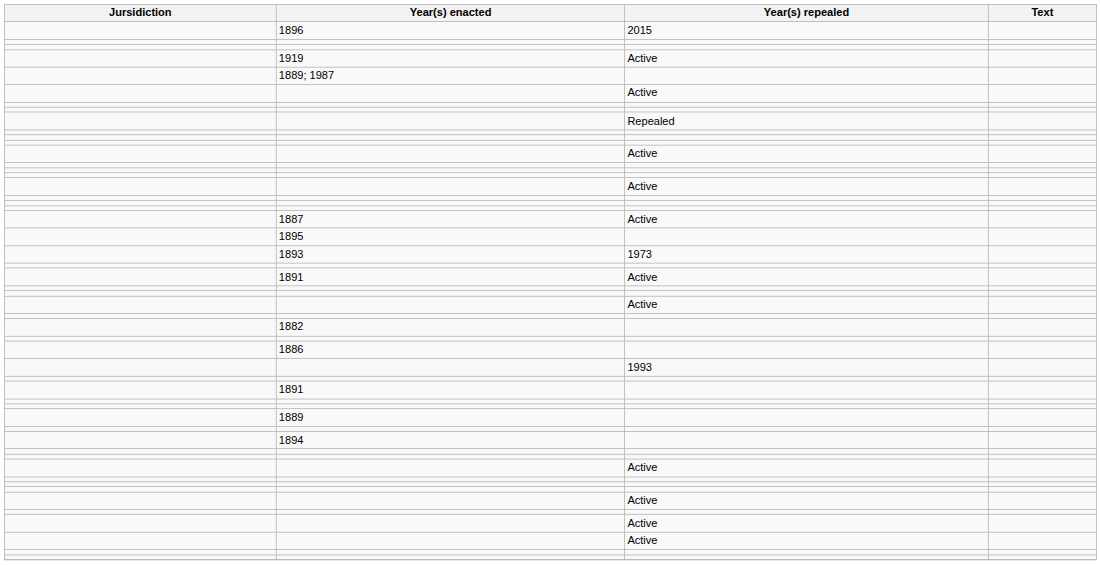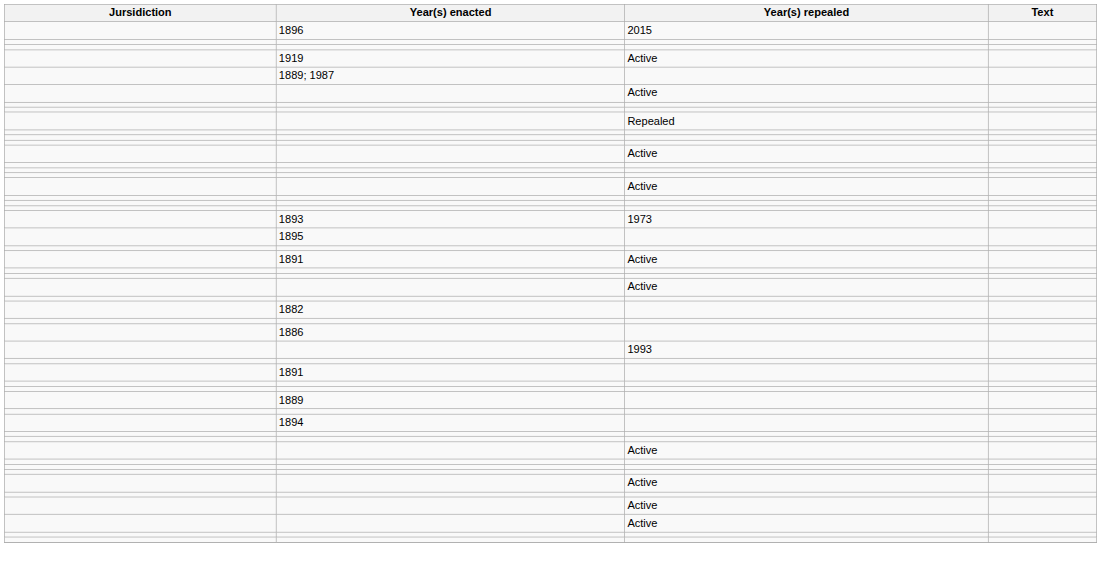- row: (291, 219)
rows swapped: (291, 236) <-> (291, 254)
